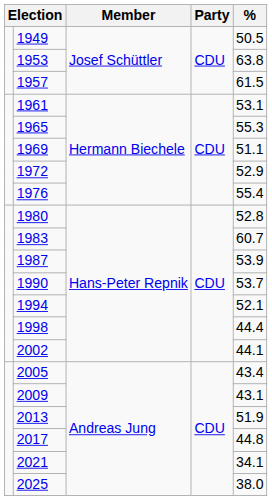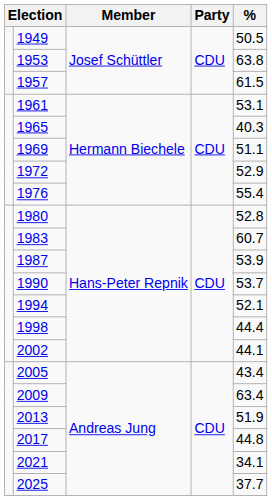(250, 127) 55.3 -> (250, 127) 40.3
(250, 395) 43.1 -> (250, 395) 63.4
(250, 484) 38.0 -> (250, 484) 37.7
